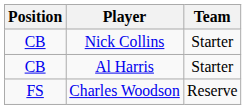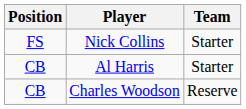(35, 41) CB -> (35, 41) FS
(35, 91) FS -> (35, 91) CB
